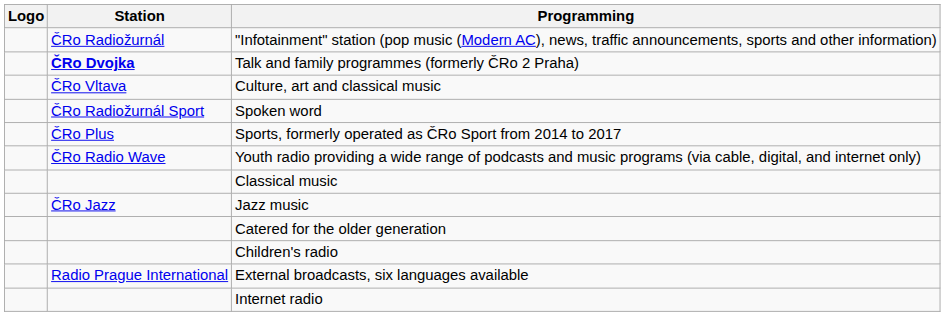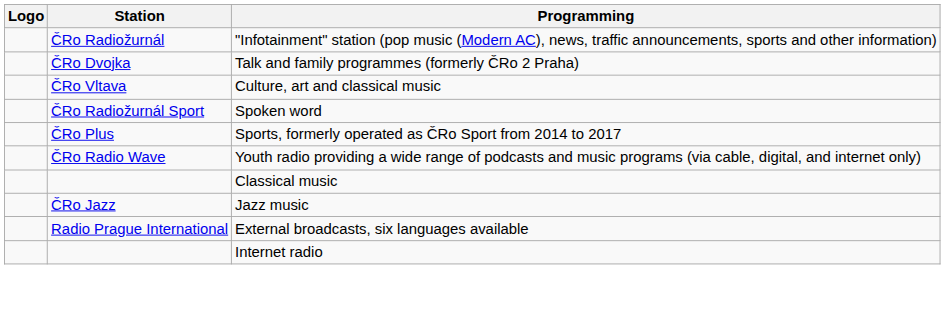(93, 63) bold -> (91, 63) normal
- row: (340, 228)
- row: (286, 252)
